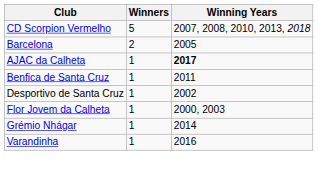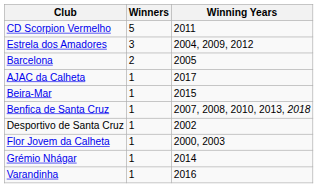(242, 28) 2007, 2008, 2010, 2013, 2018 -> (185, 28) 2011
+ row: (57, 45)
(185, 61) bold -> (185, 77) normal
+ row: (29, 93)
(185, 77) 2011 -> (242, 110) 2007, 2008, 2010, 2013, 2018
